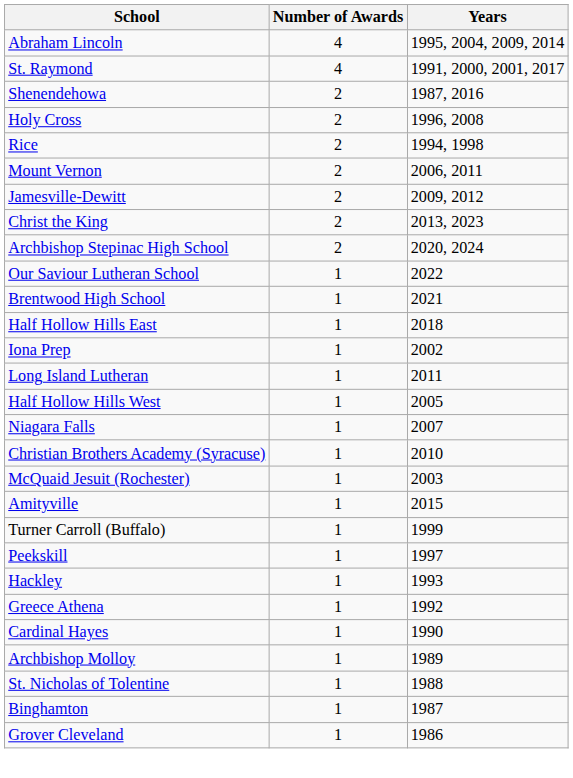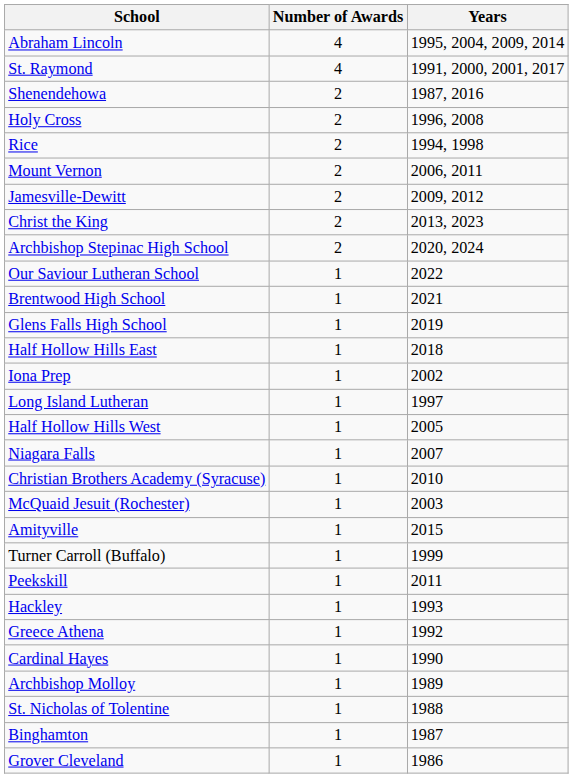+ row: (87, 324)
(427, 376) 2011 -> (427, 401) 1997
(427, 555) 1997 -> (427, 581) 2011
